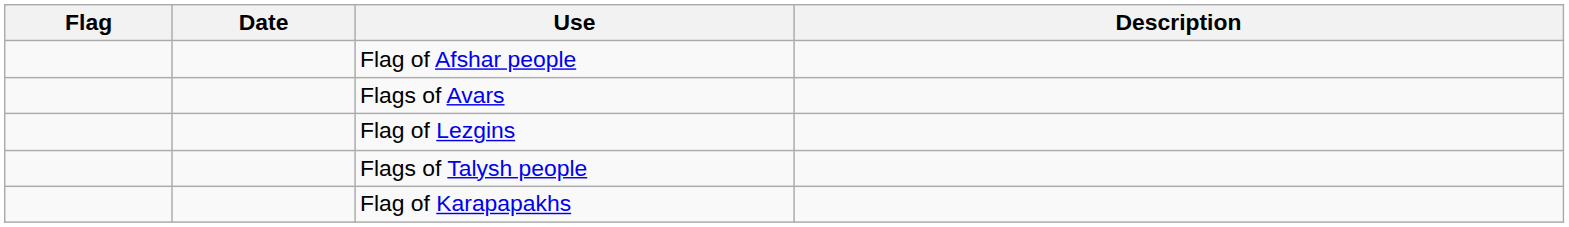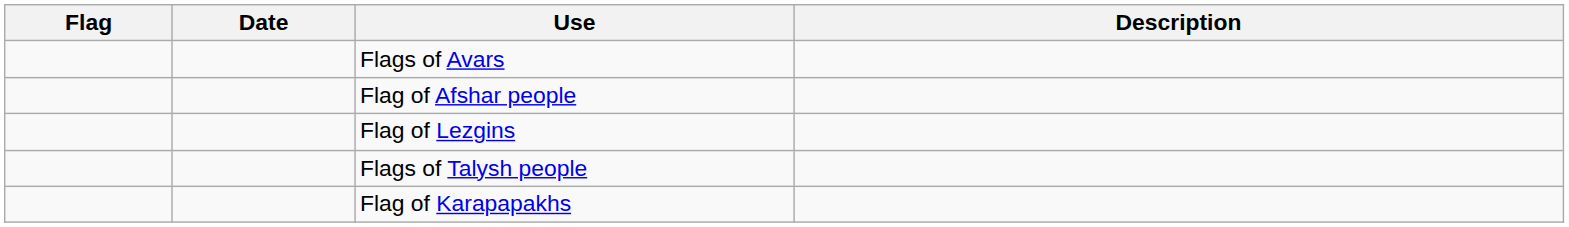rows swapped: (468, 58) <-> (432, 95)
